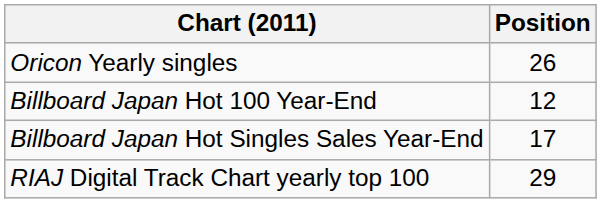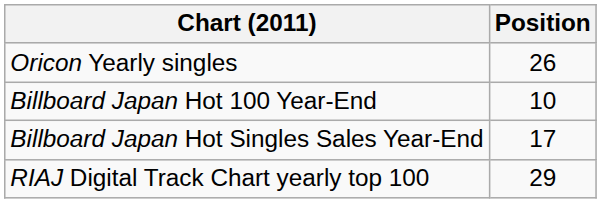(543, 100) 12 -> (543, 100) 10
